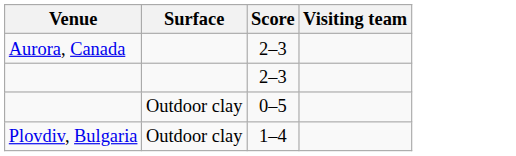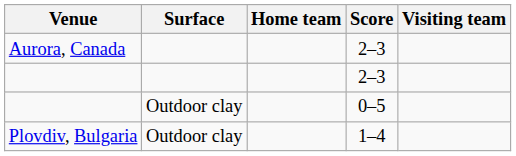+ column: (296, 19)
